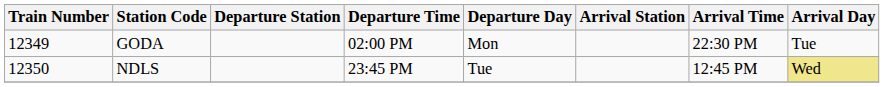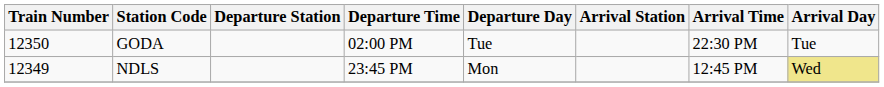(29, 43) 12349 -> (29, 43) 12350
(483, 43) Mon -> (480, 43) Tue
(29, 69) 12350 -> (29, 69) 12349
(480, 69) Tue -> (483, 69) Mon
